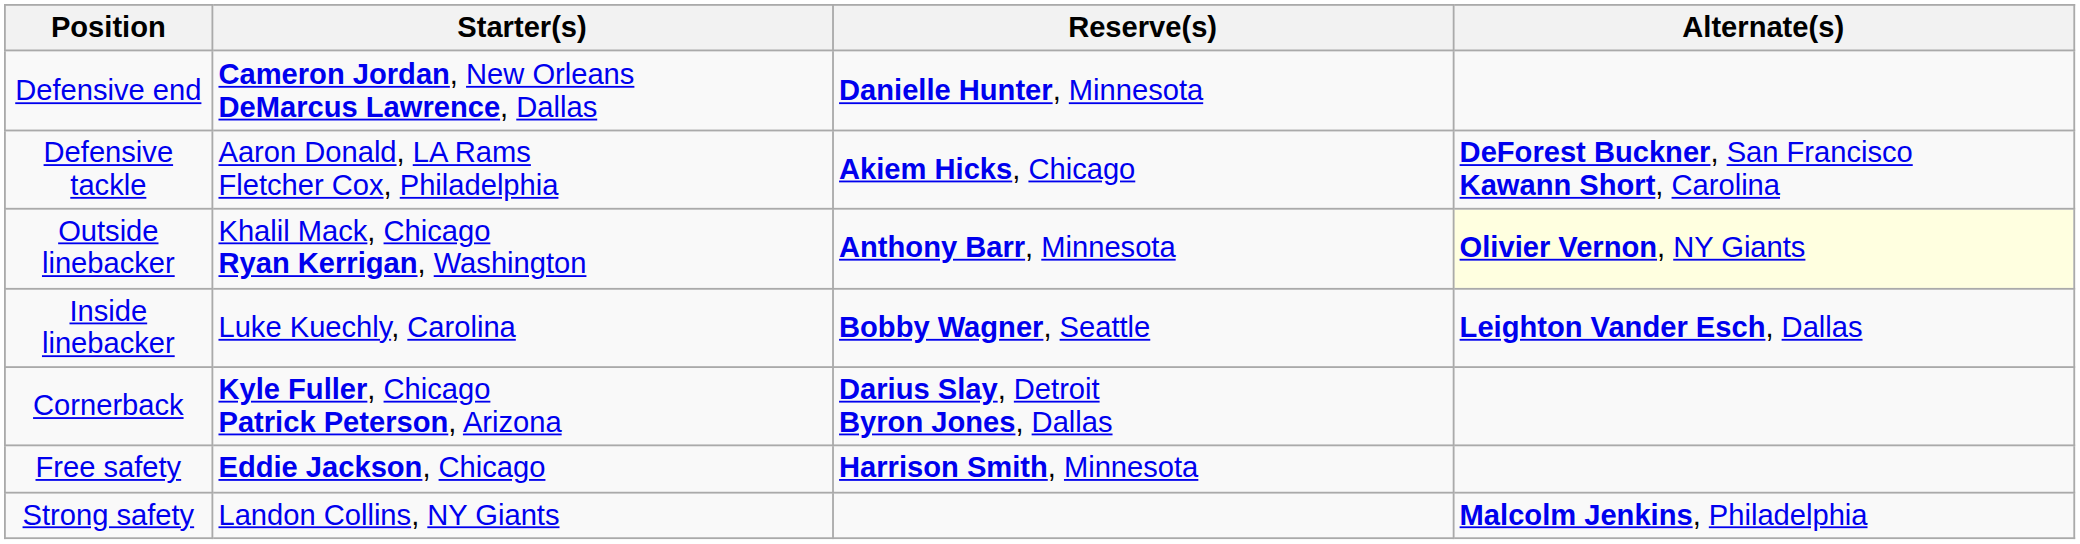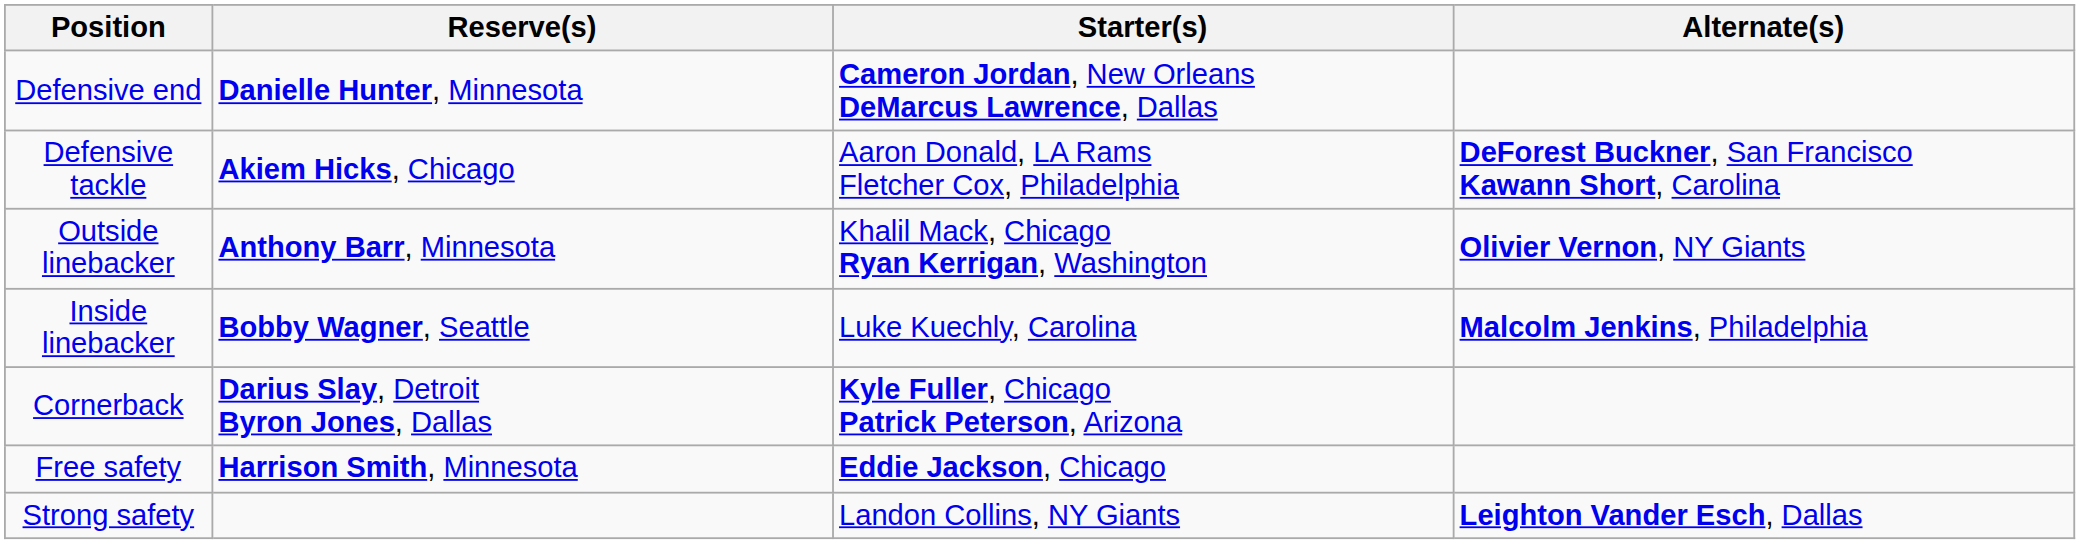columns swapped: (522, 27) <-> (1143, 27)
(1633, 248) lightyellow background -> (1633, 248) no background
(1661, 326) Leighton Vander Esch, Dallas -> (1664, 326) Malcolm Jenkins, Philadelphia
(1664, 514) Malcolm Jenkins, Philadelphia -> (1661, 514) Leighton Vander Esch, Dallas
